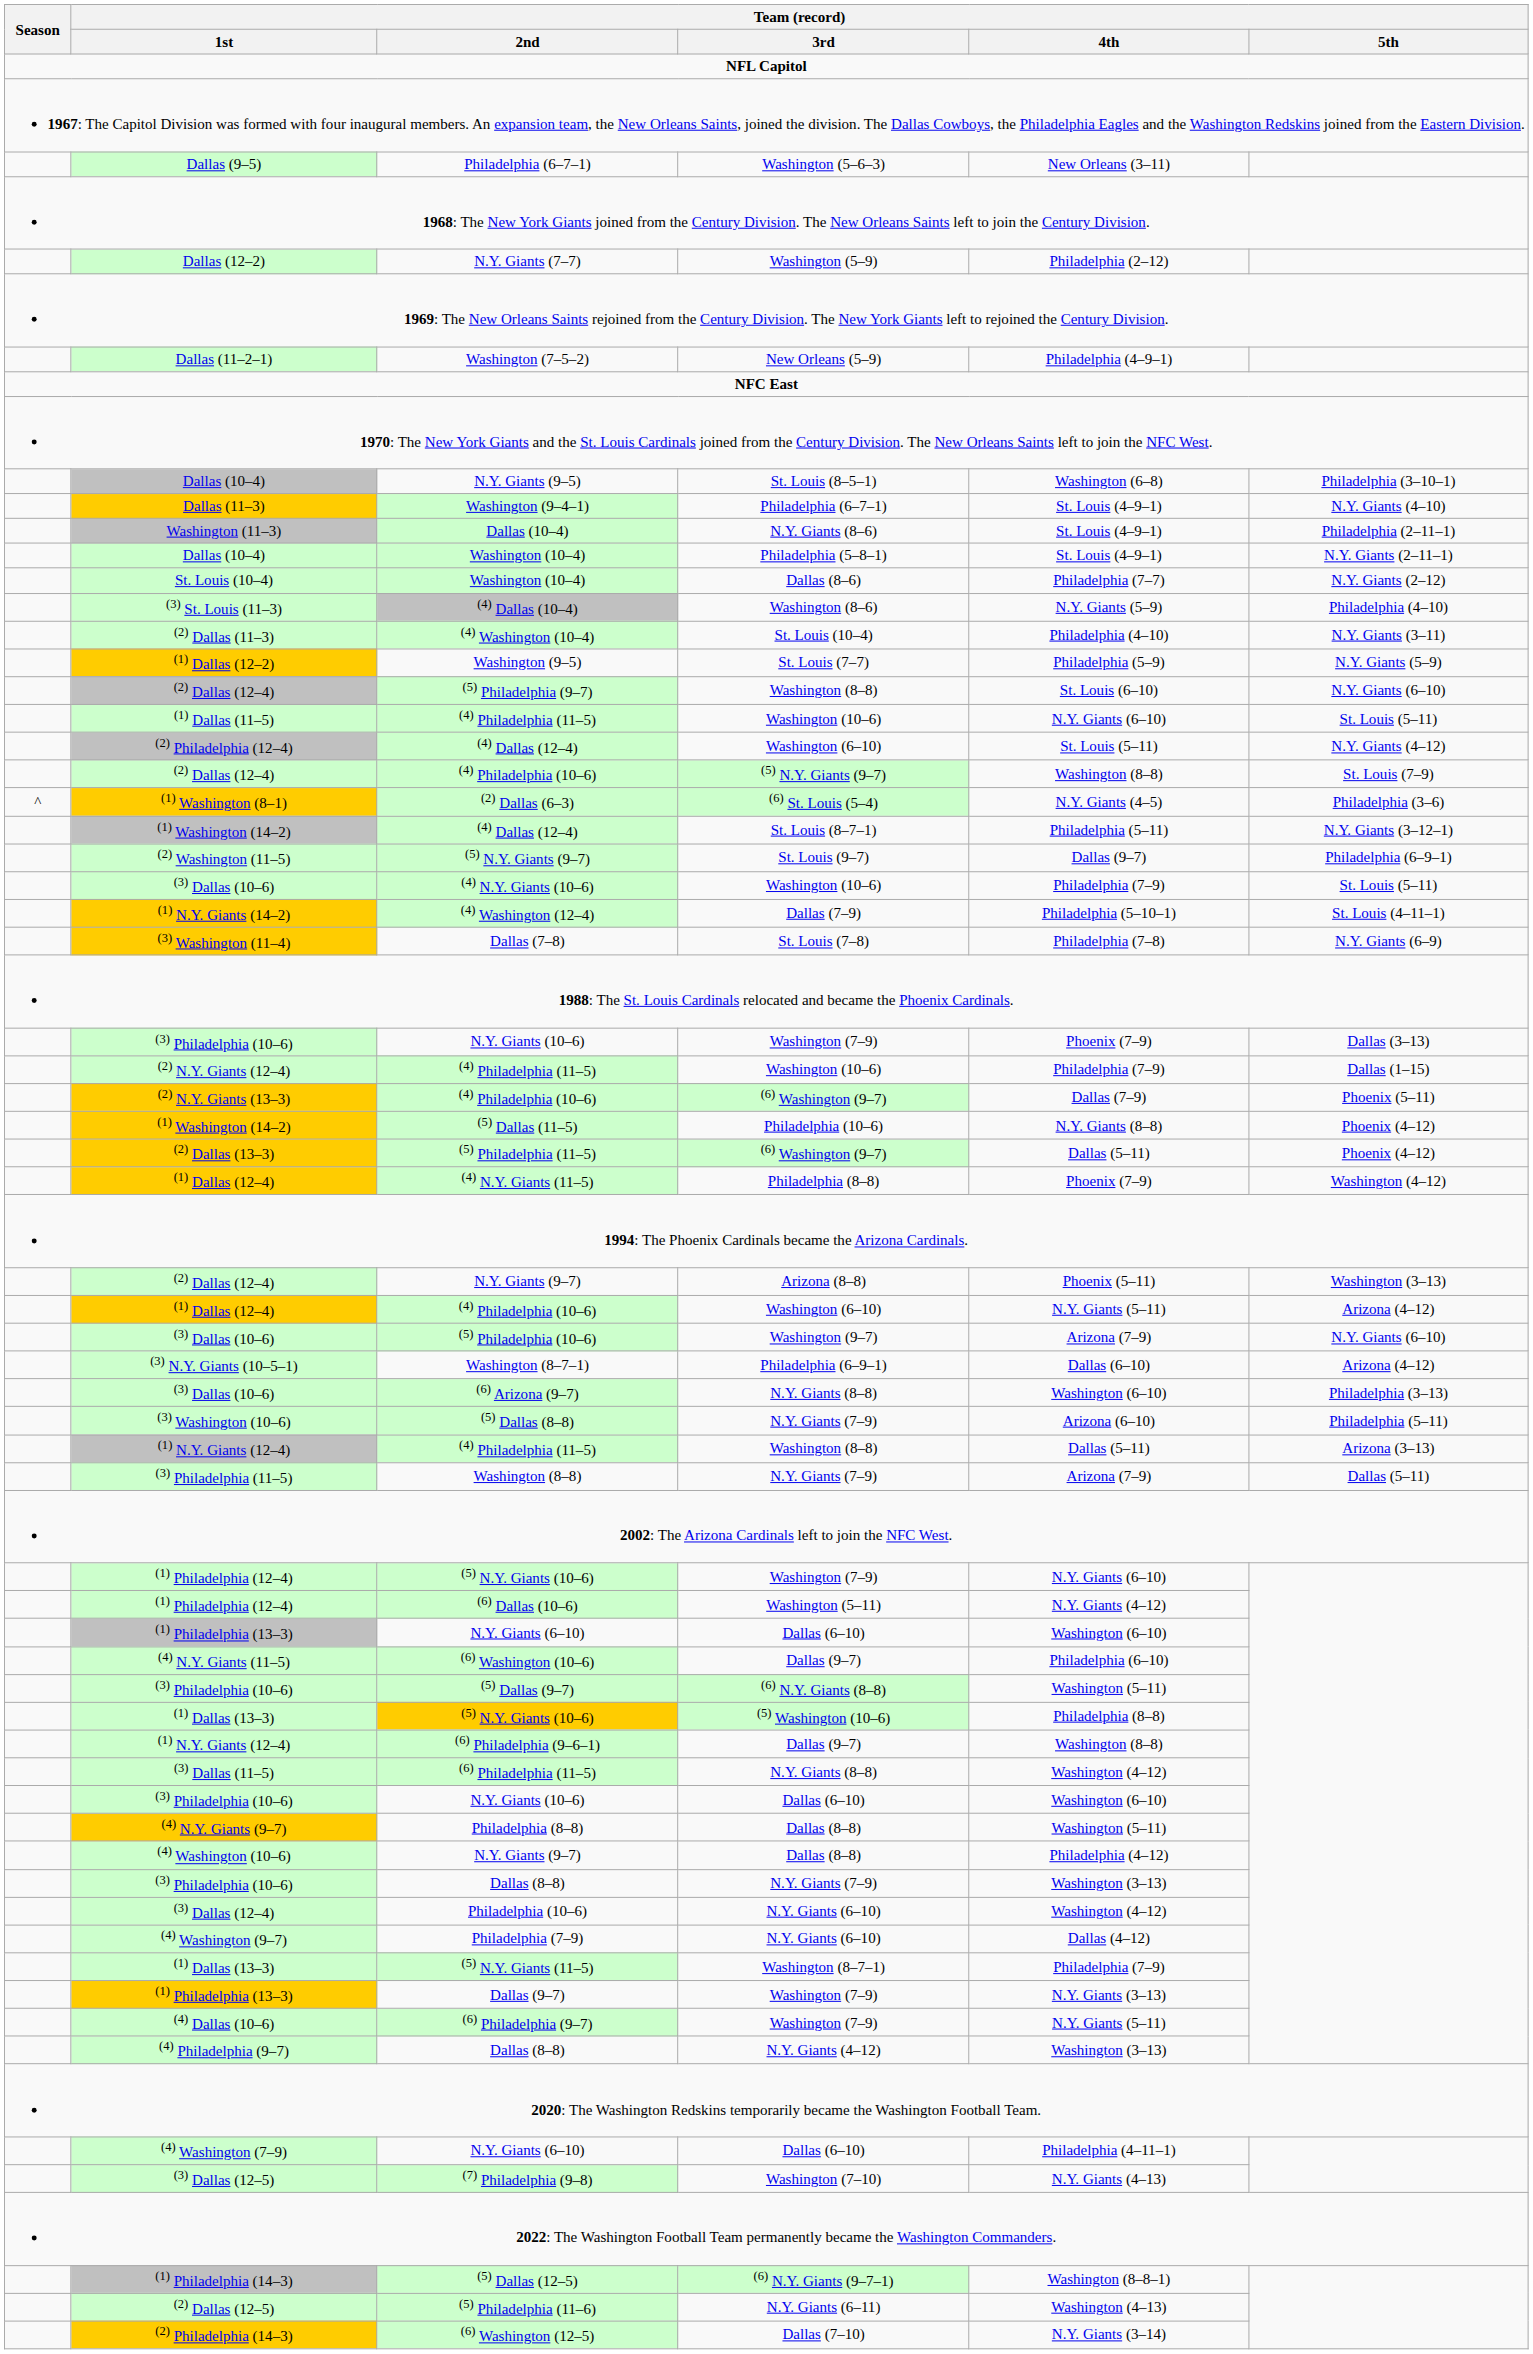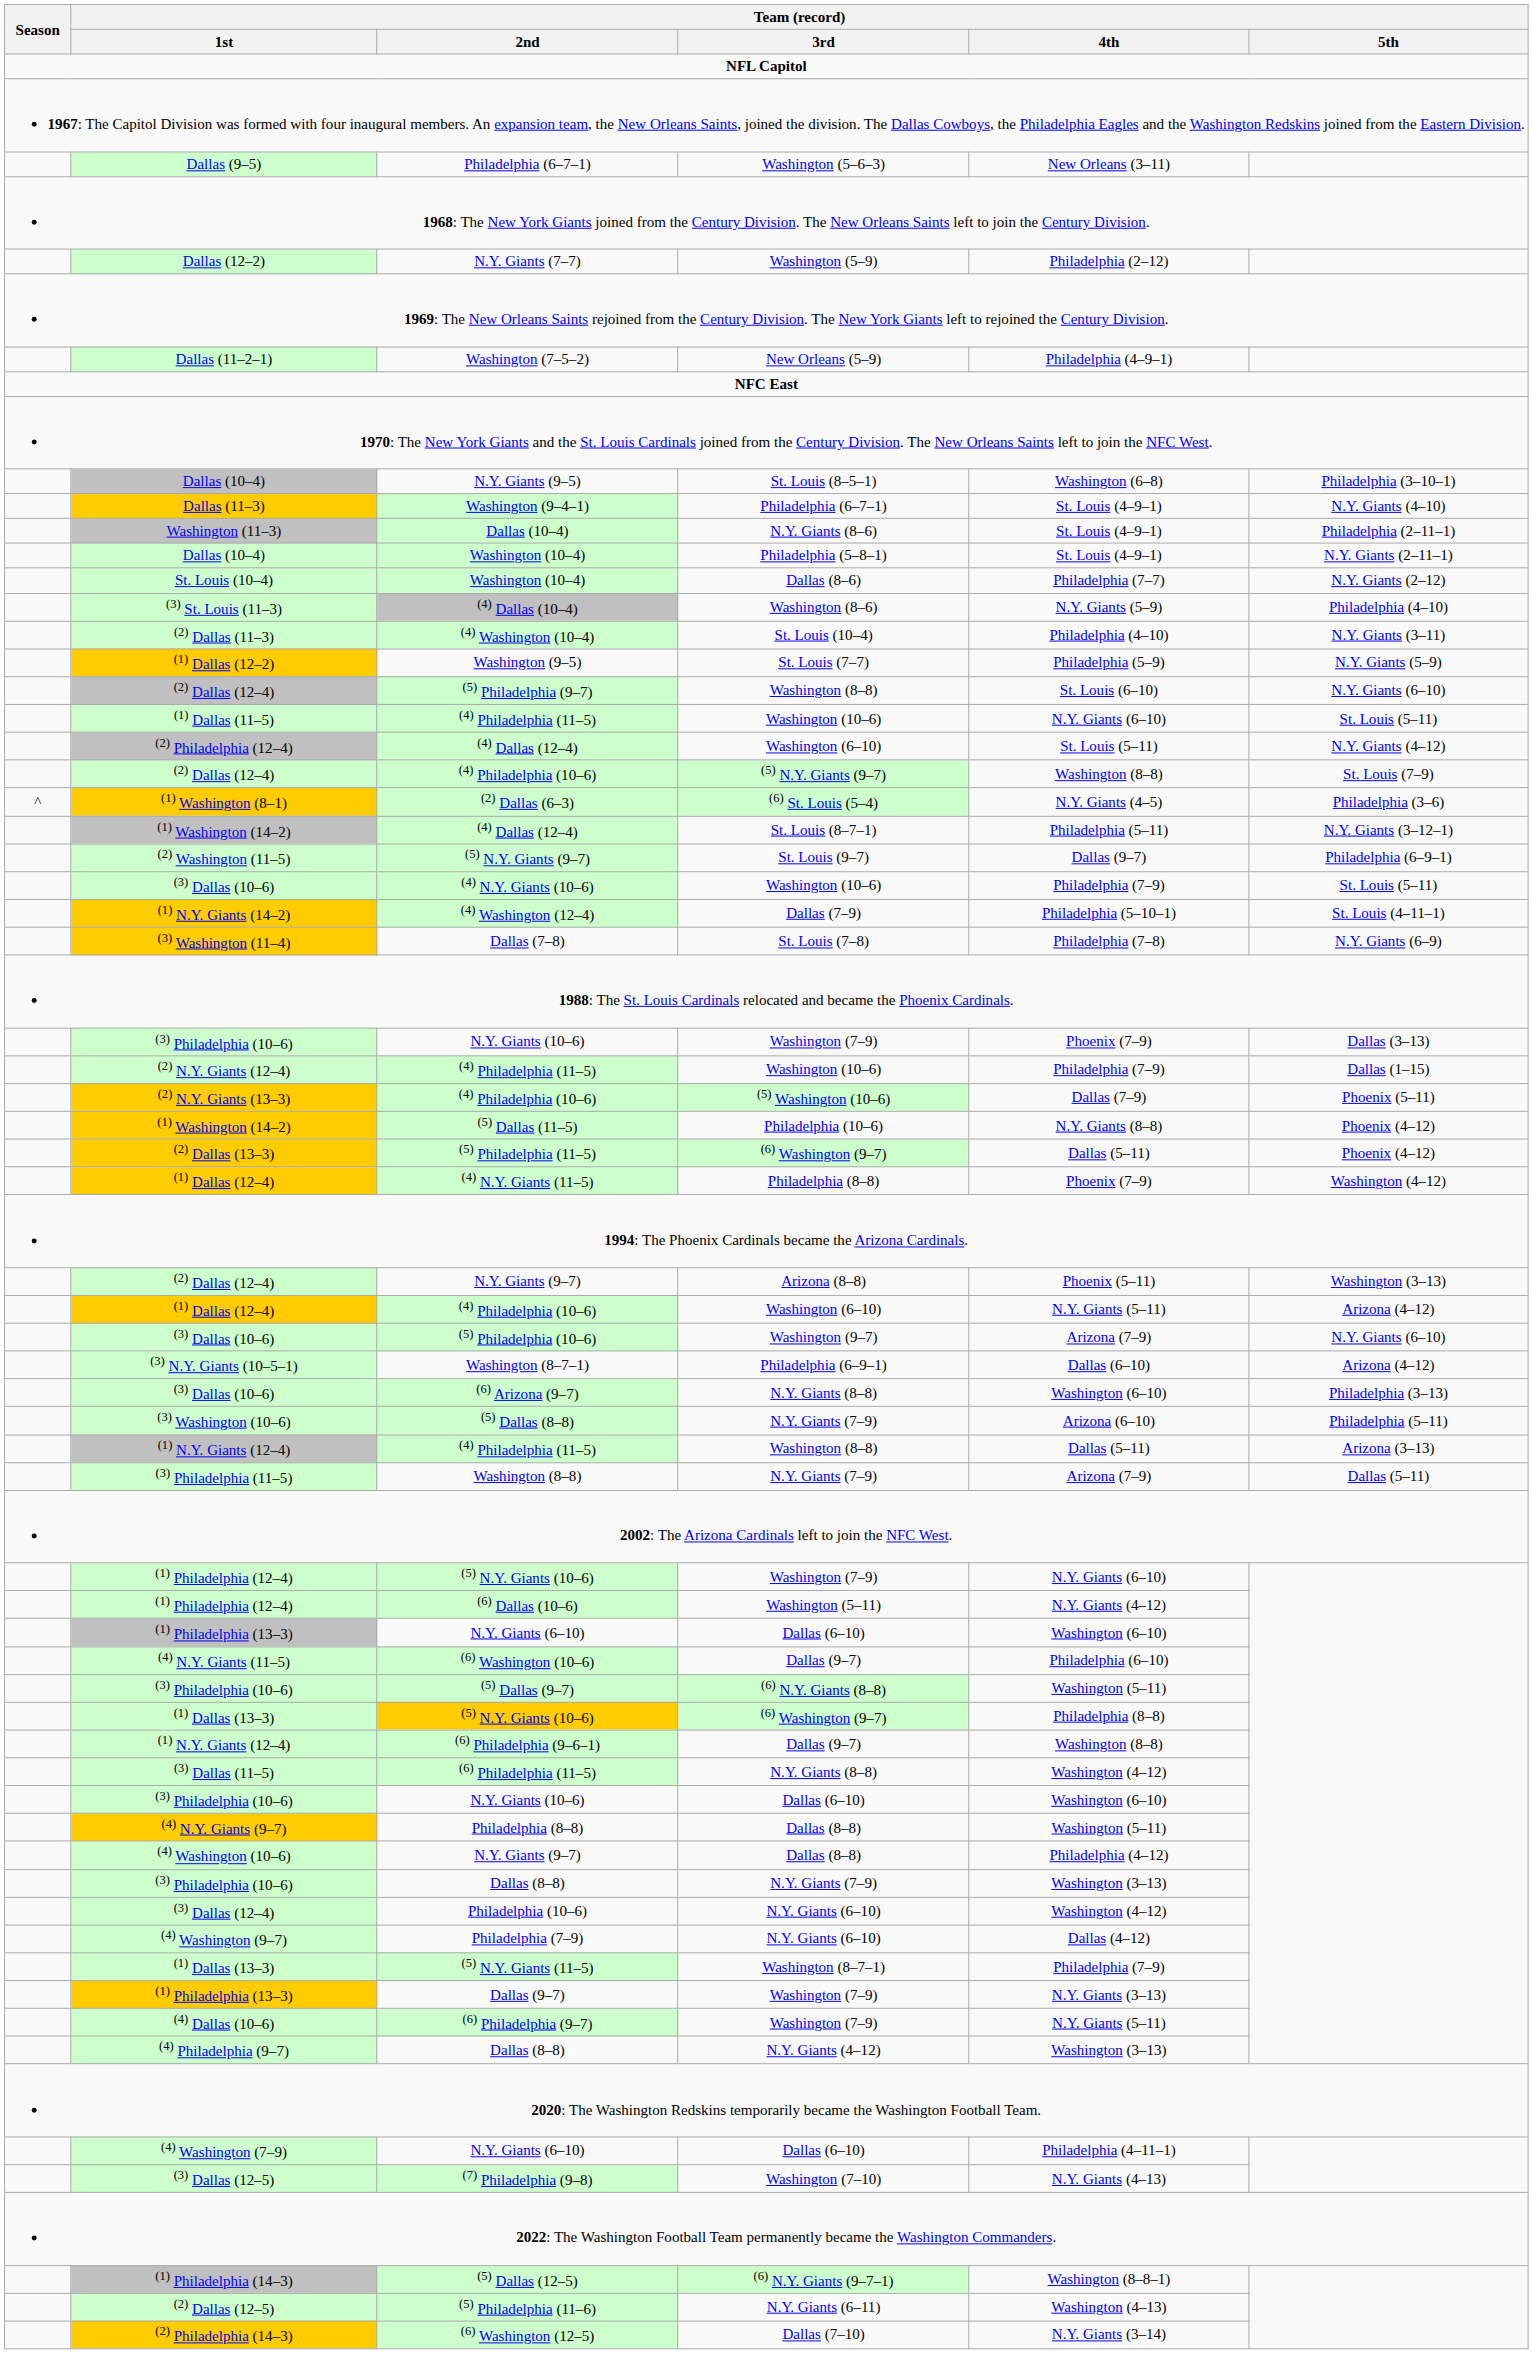(824, 1097) (6) Washington (9–7) -> (824, 1097) (5) Washington (10–6)
(824, 1716) (5) Washington (10–6) -> (824, 1716) (6) Washington (9–7)
